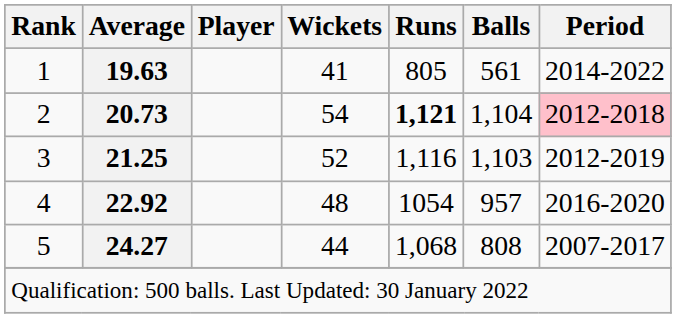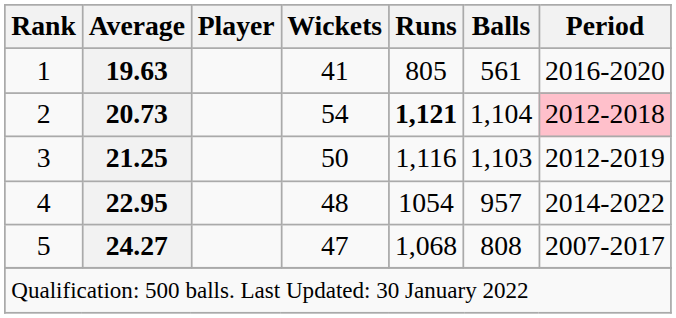(605, 70) 2014-2022 -> (605, 70) 2016-2020
(335, 158) 52 -> (335, 158) 50
(137, 202) 22.92 -> (137, 202) 22.95
(605, 202) 2016-2020 -> (605, 202) 2014-2022
(335, 245) 44 -> (335, 245) 47
